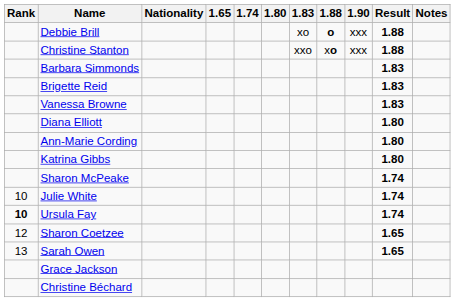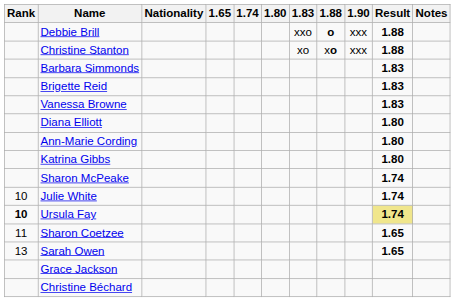(303, 31) xo -> (303, 31) xxo
(303, 50) xxo -> (303, 50) xo
(393, 214) no background -> (393, 214) khaki background
(21, 232) 12 -> (21, 232) 11
